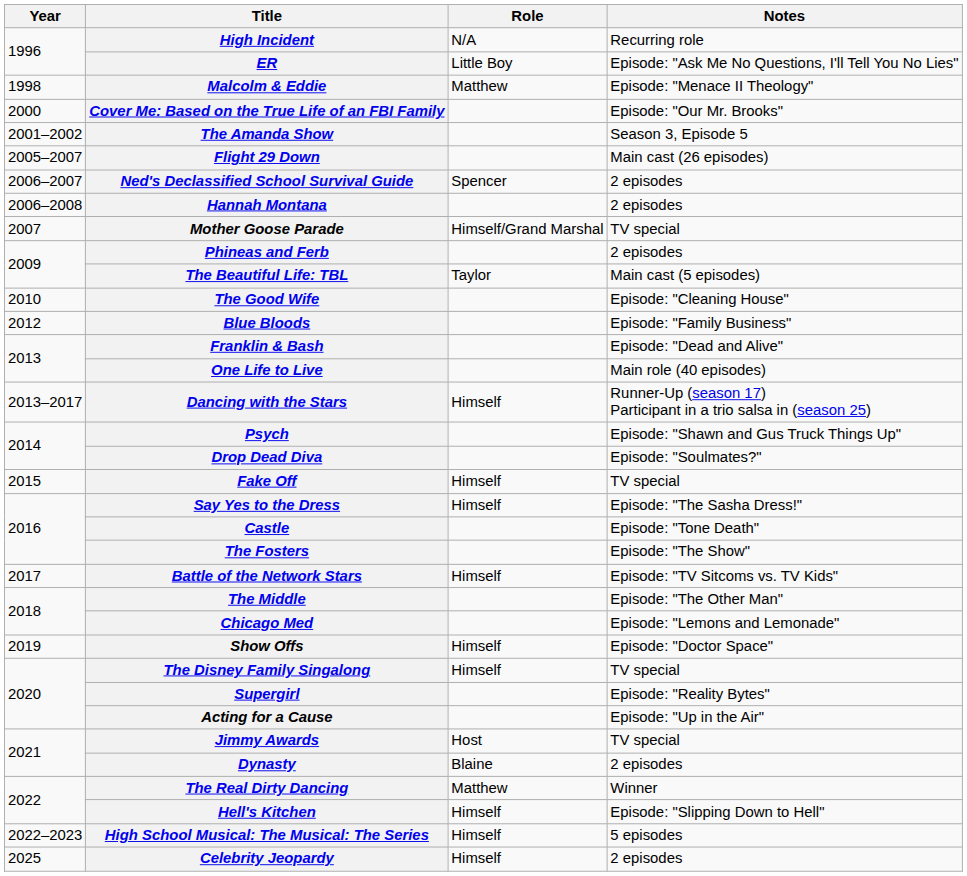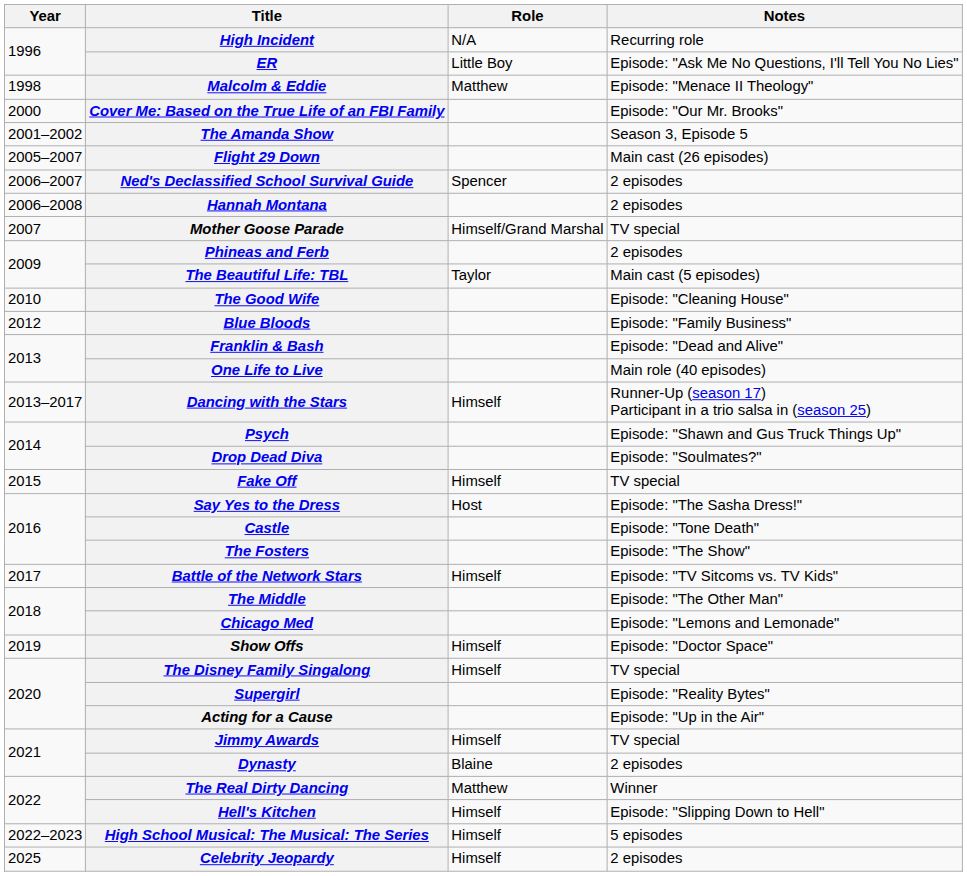(476, 505) Himself -> (467, 505) Host
(467, 741) Host -> (476, 741) Himself
